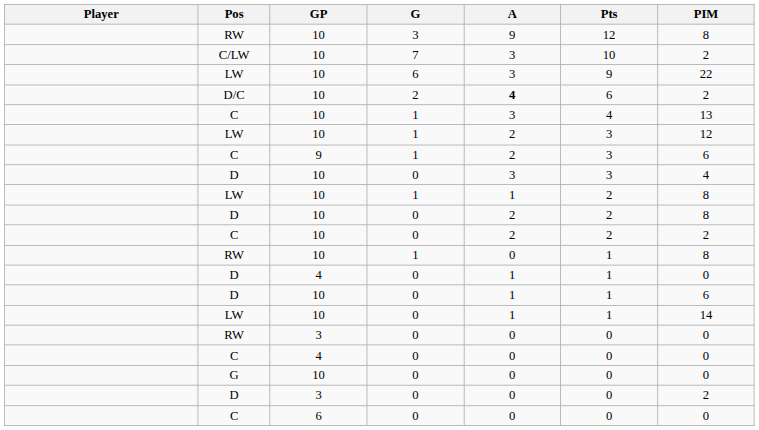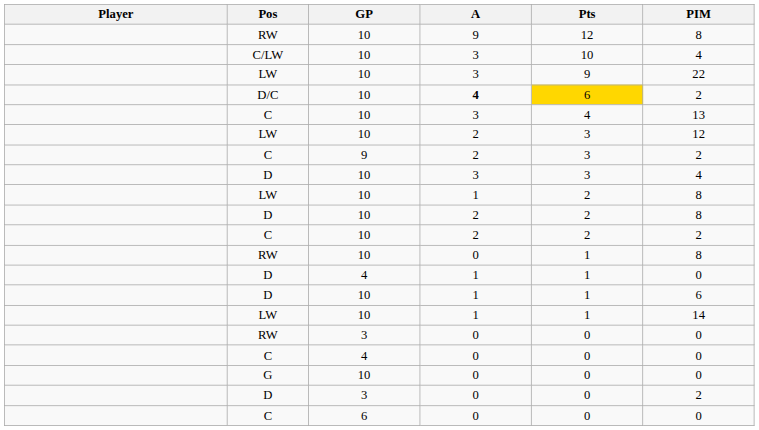- column: (415, 14)
(706, 54) 2 -> (699, 54) 4
(609, 94) no background -> (587, 94) gold background
(706, 154) 6 -> (699, 154) 2
